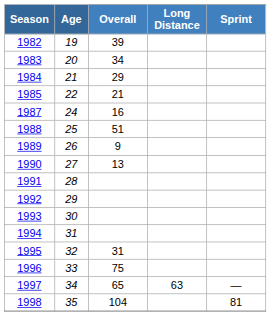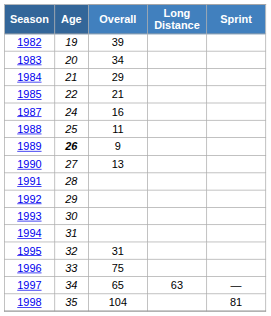(118, 129) 51 -> (118, 129) 11
(71, 147) normal -> (71, 147) bold
